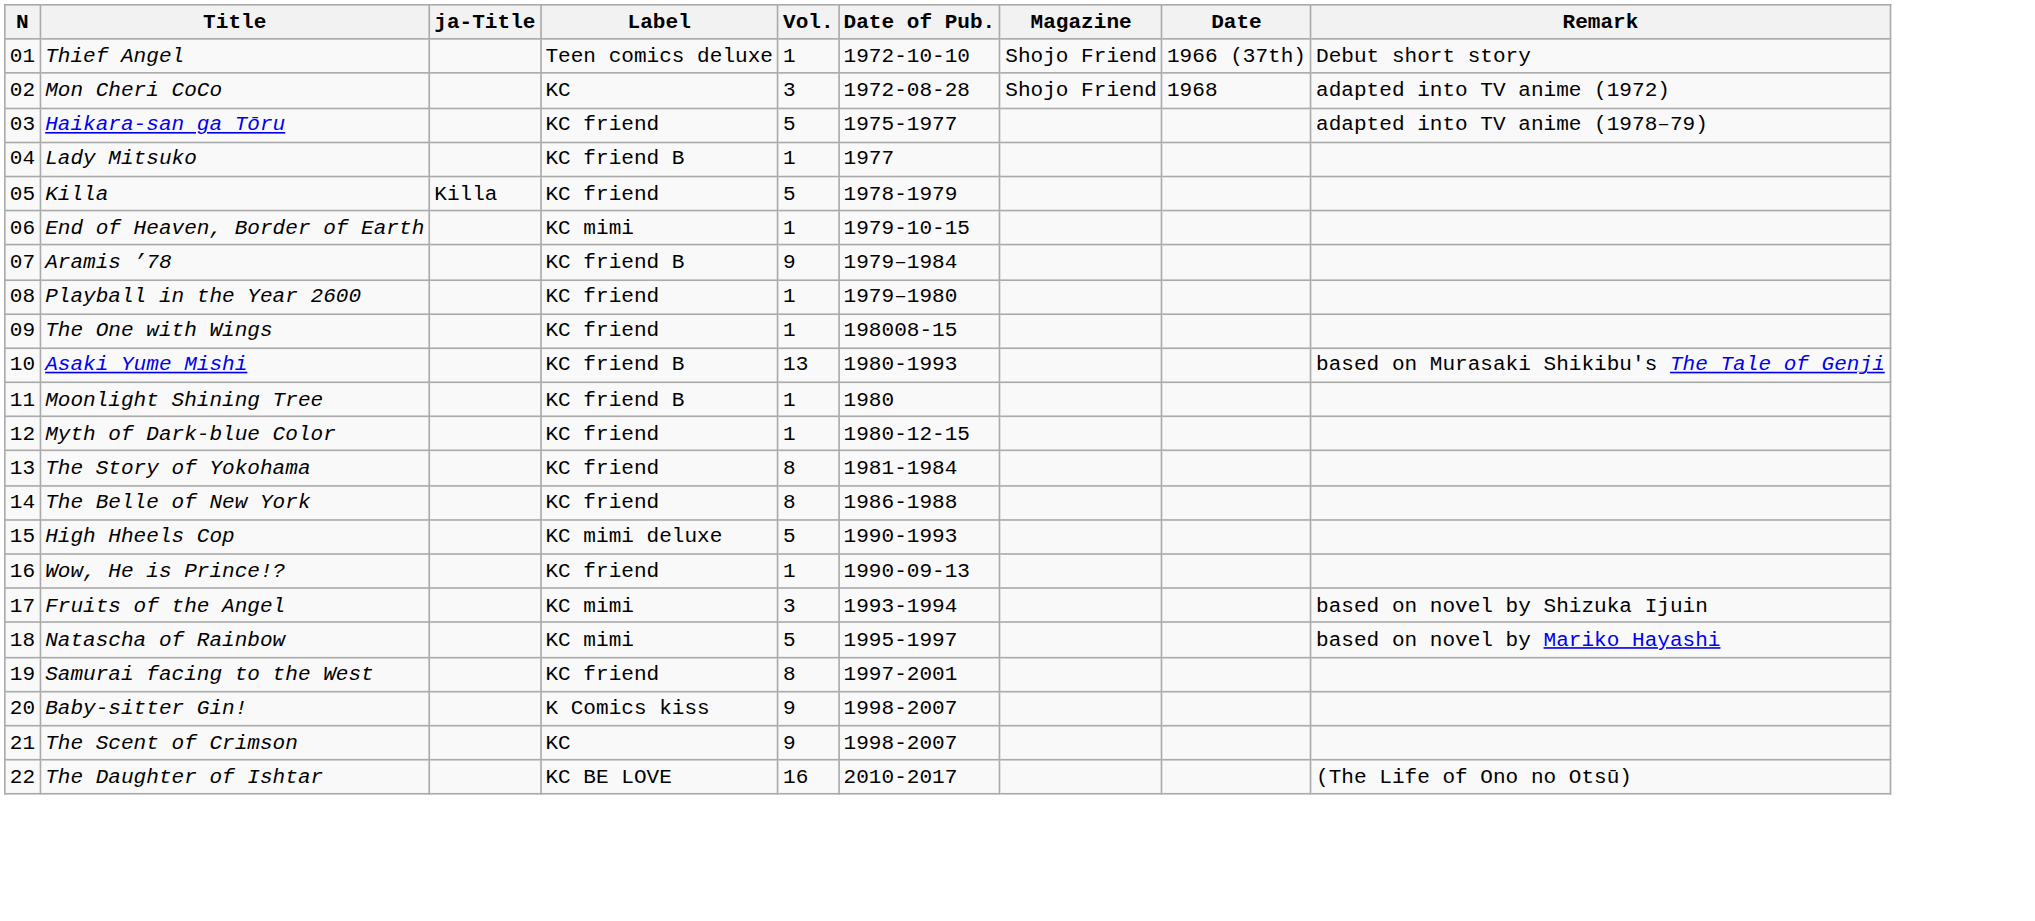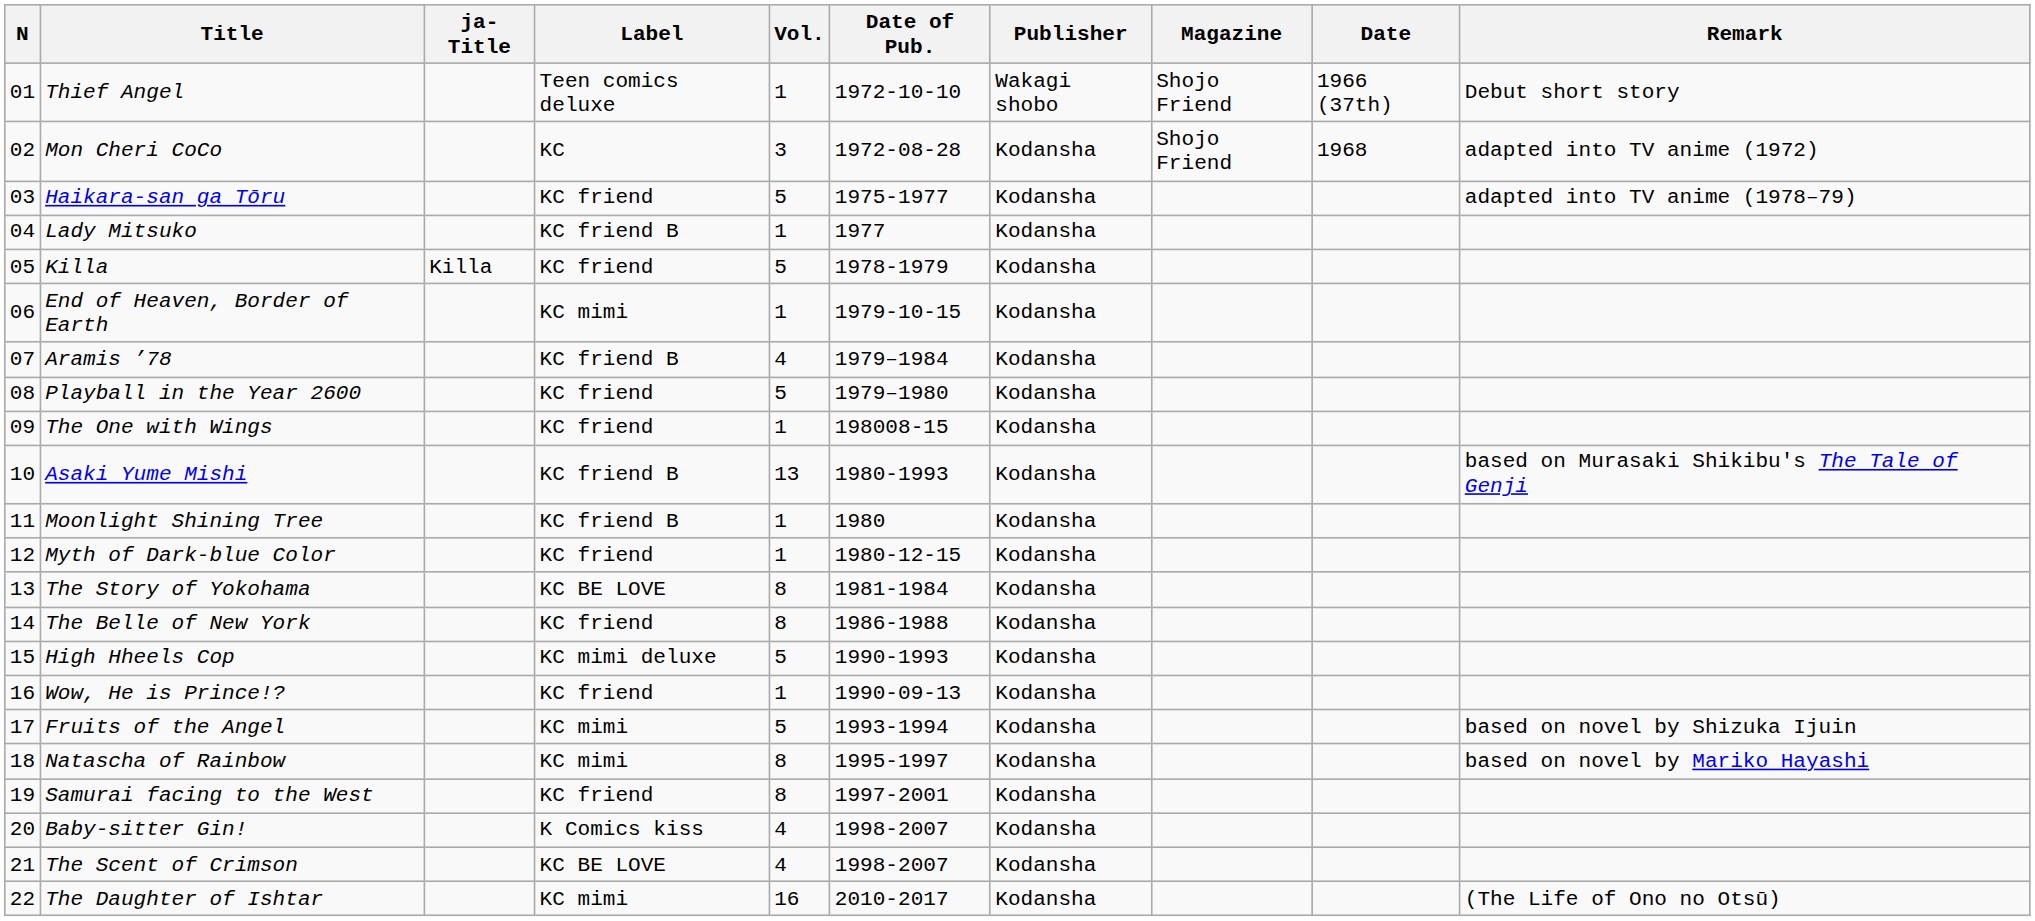+ column: (1071, 34)
(789, 262) 9 -> (781, 359) 4
(789, 297) 1 -> (781, 394) 5
(602, 468) KC friend -> (603, 590) KC BE LOVE
(789, 605) 3 -> (781, 727) 5
(789, 640) 5 -> (781, 761) 8
(789, 708) 9 -> (781, 830) 4
(558, 743) KC -> (603, 864) KC BE LOVE
(789, 743) 9 -> (781, 864) 4
(609, 777) KC BE LOVE -> (584, 899) KC mimi
